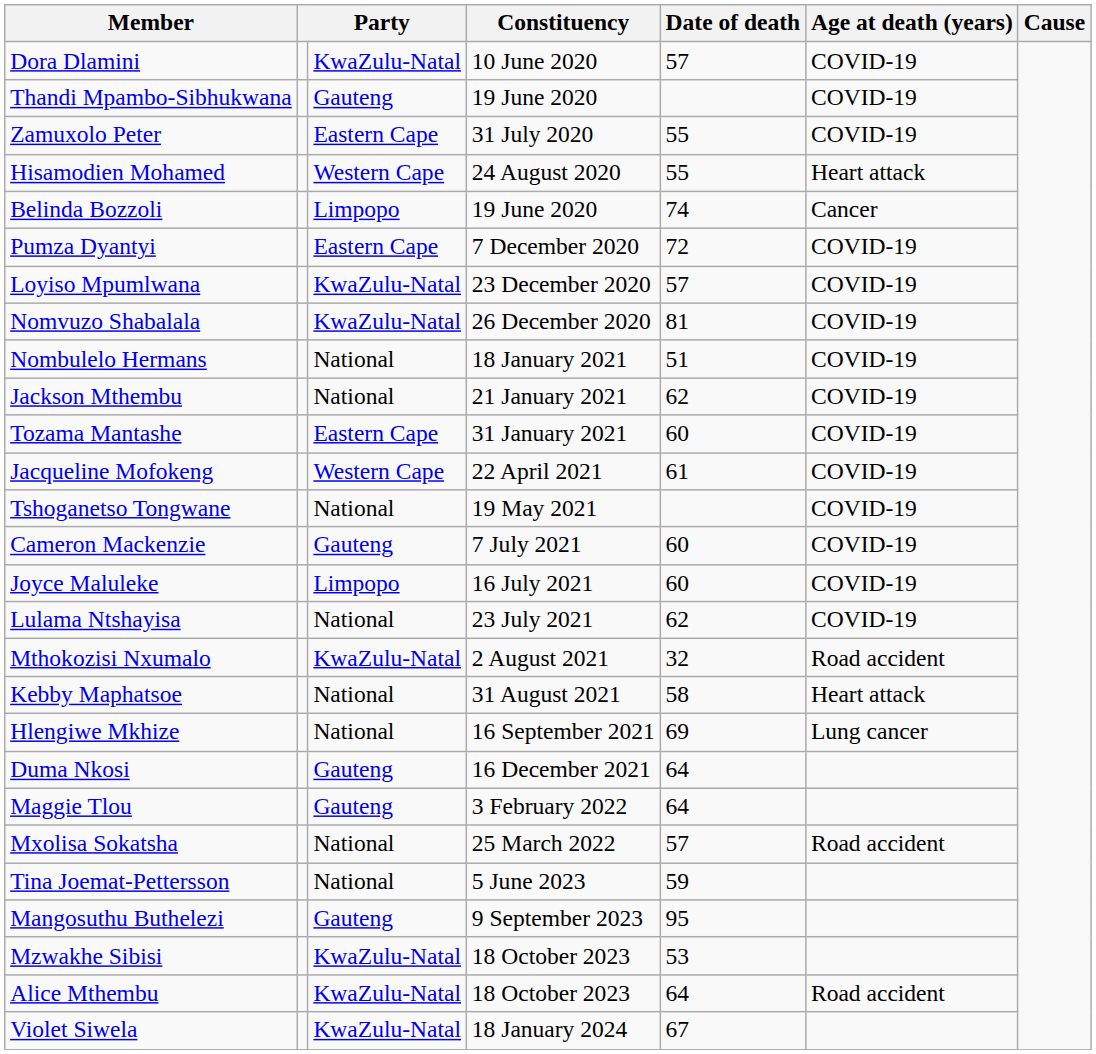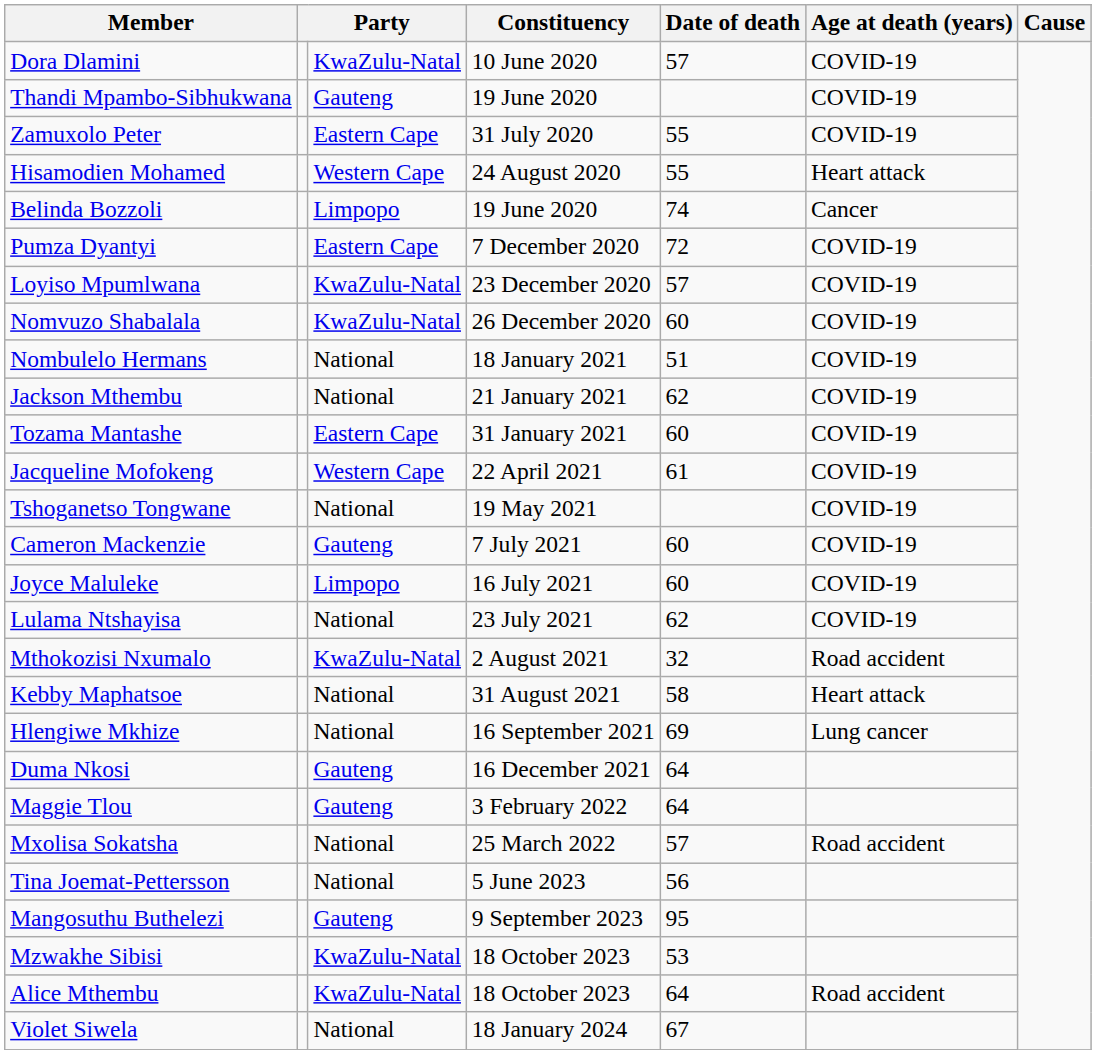(677, 321) 81 -> (677, 321) 60
(677, 881) 59 -> (677, 881) 56
(387, 1030) KwaZulu-Natal -> (354, 1030) National
